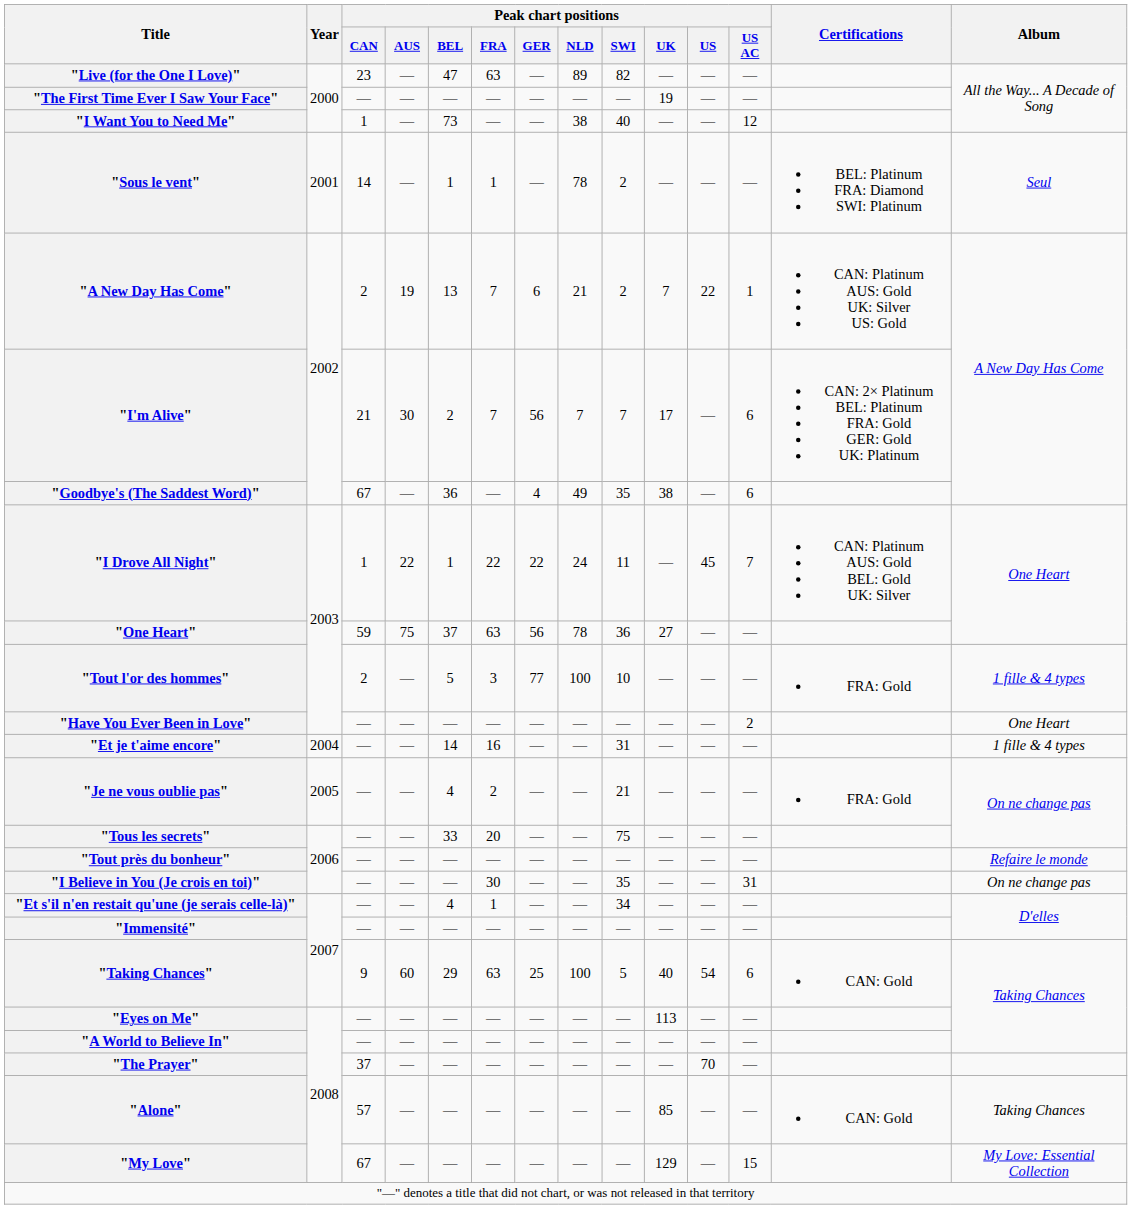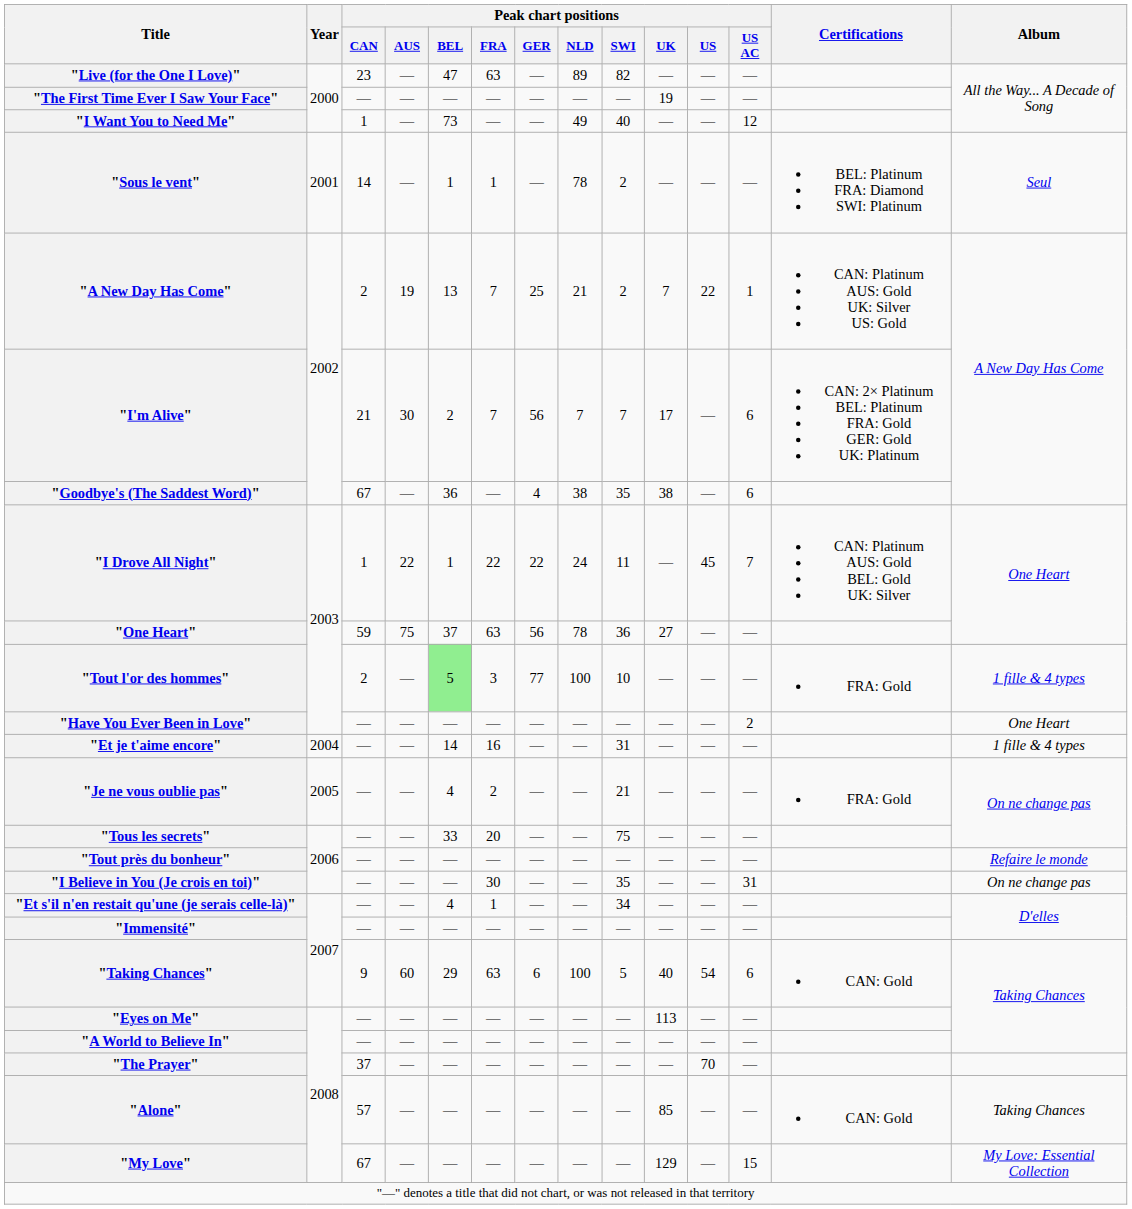(580, 121) 38 -> (580, 121) 49
(537, 290) 6 -> (537, 290) 25
(580, 493) 49 -> (580, 493) 38
(450, 677) no background -> (450, 677) lightgreen background
(537, 973) 25 -> (537, 973) 6
